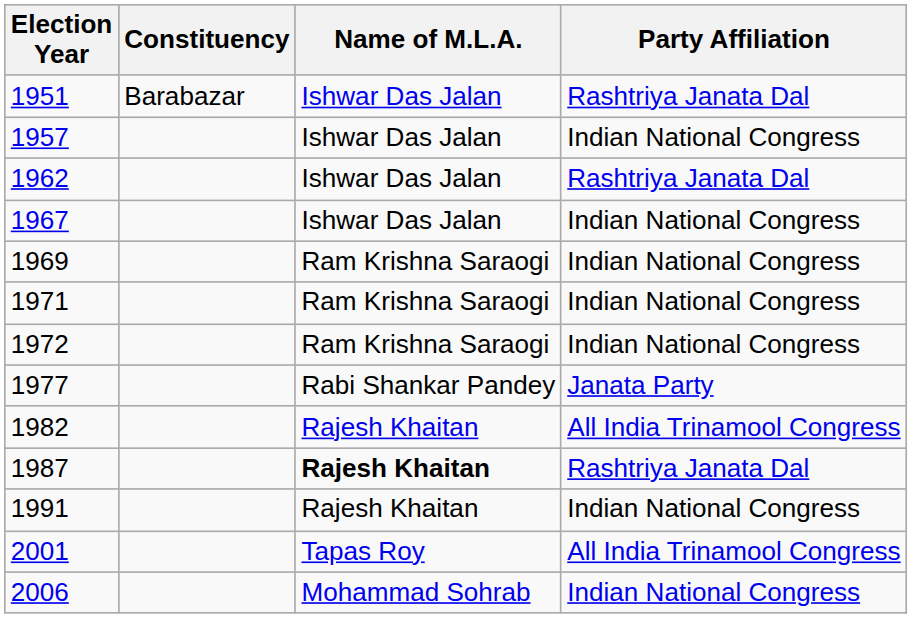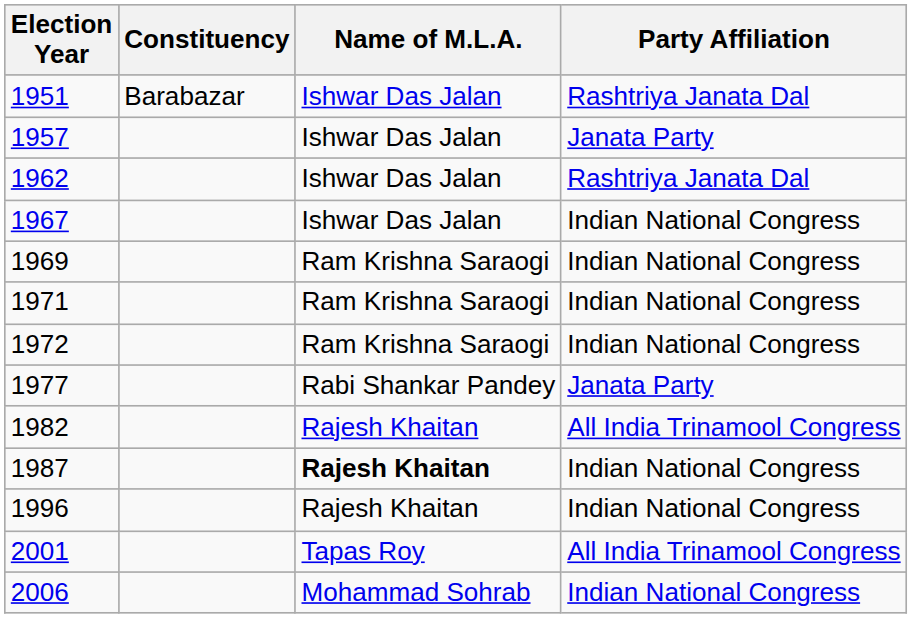(714, 137) Indian National Congress -> (640, 137) Janata Party
(688, 468) Rashtriya Janata Dal -> (714, 468) Indian National Congress
- row: (40, 509)
+ row: (40, 509)
